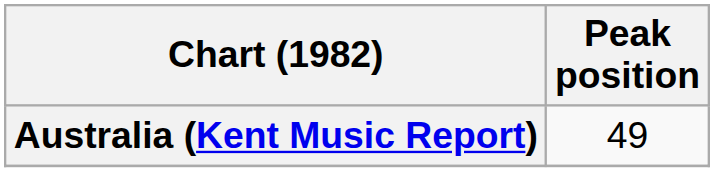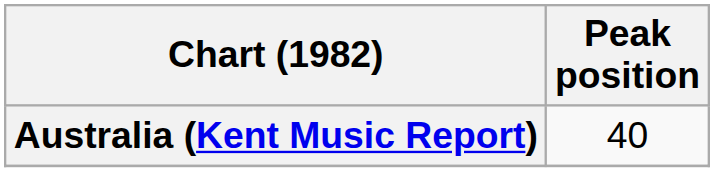(627, 135) 49 -> (627, 135) 40
